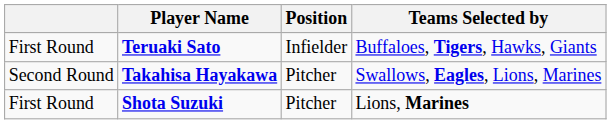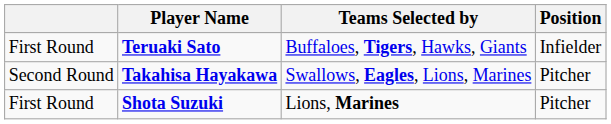columns swapped: (316, 18) <-> (478, 18)
